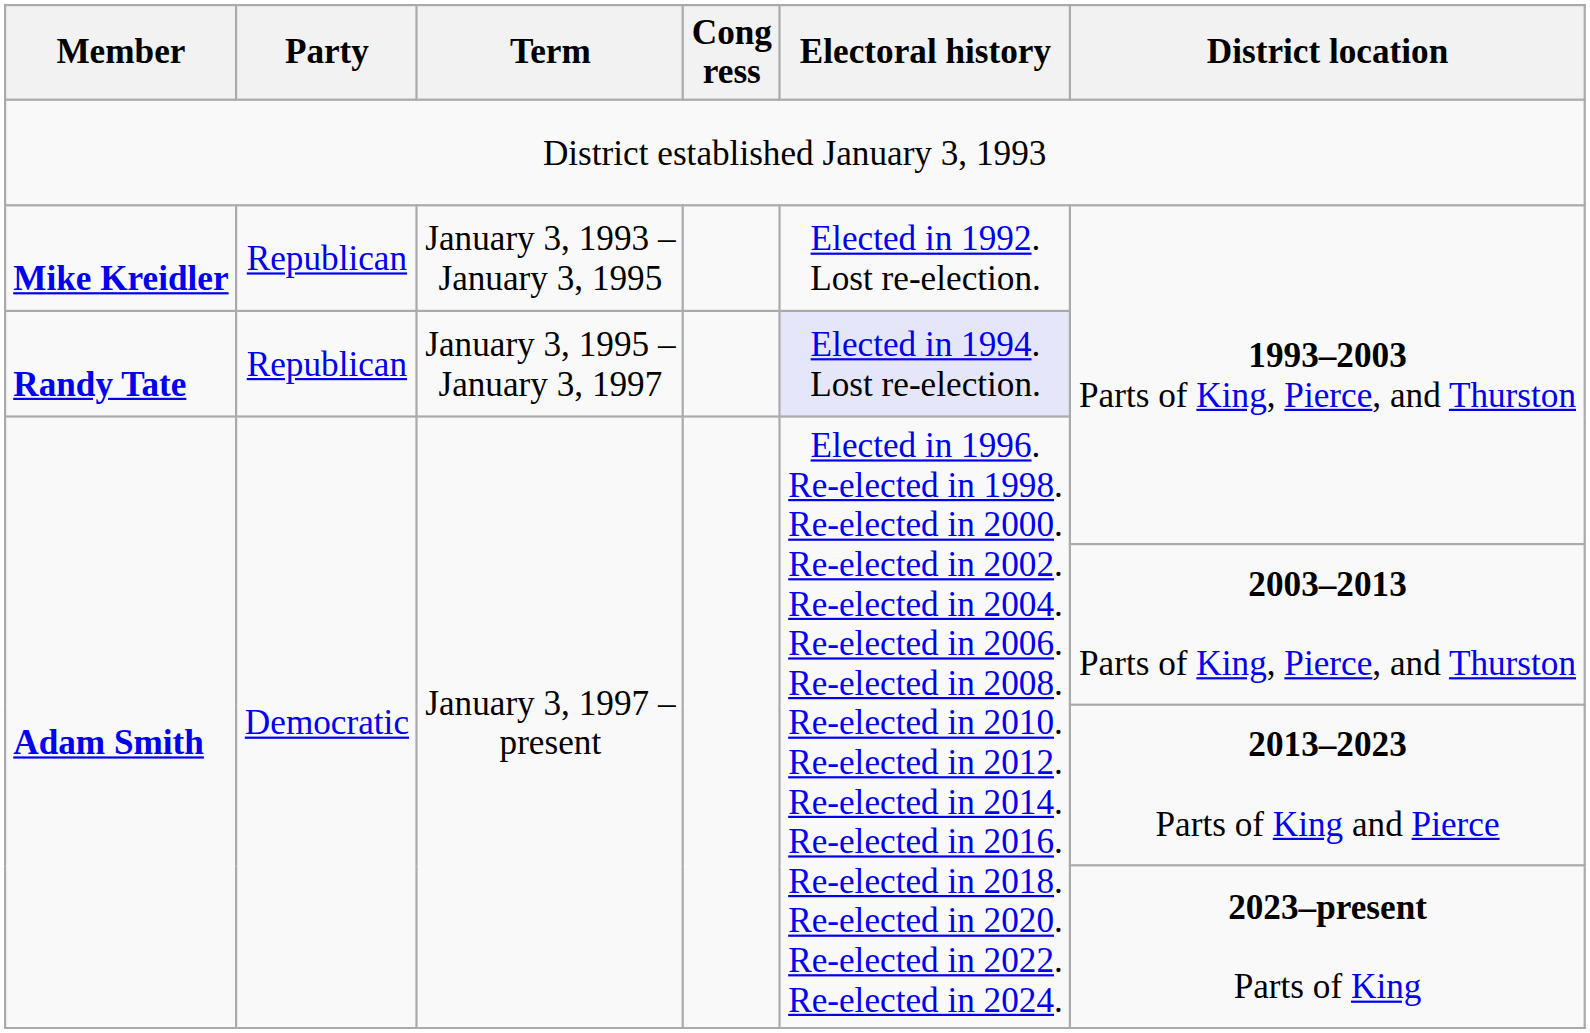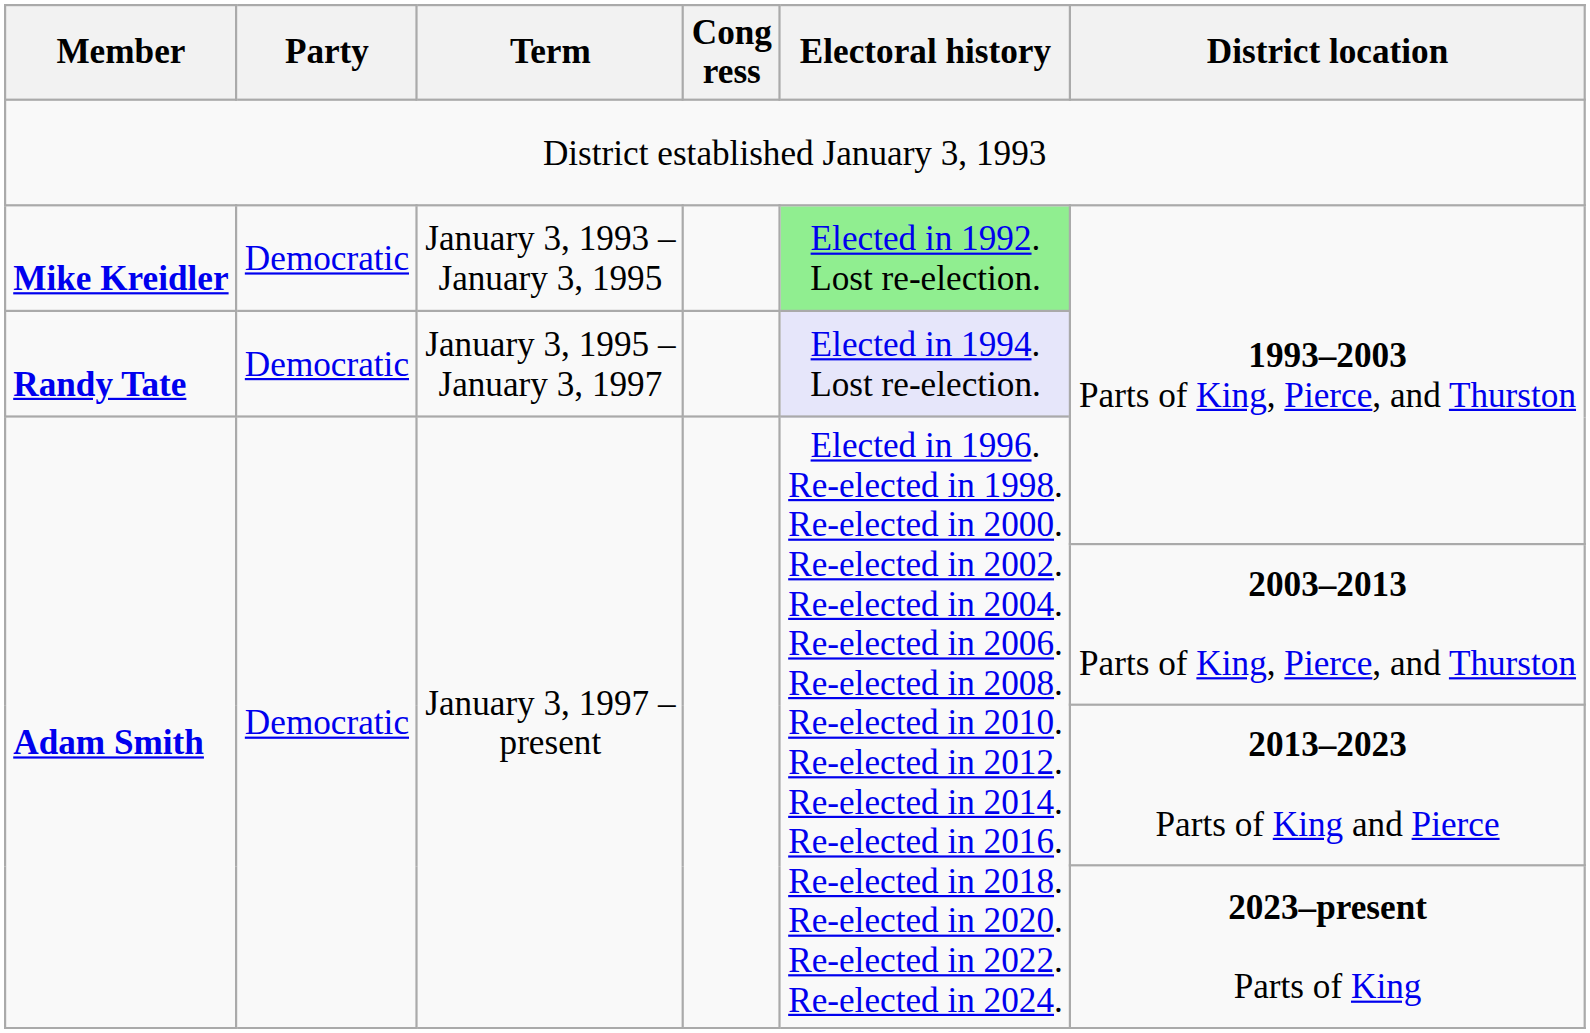(327, 258) Republican -> (327, 258) Democratic
(925, 258) no background -> (925, 258) lightgreen background
(327, 363) Republican -> (327, 363) Democratic
